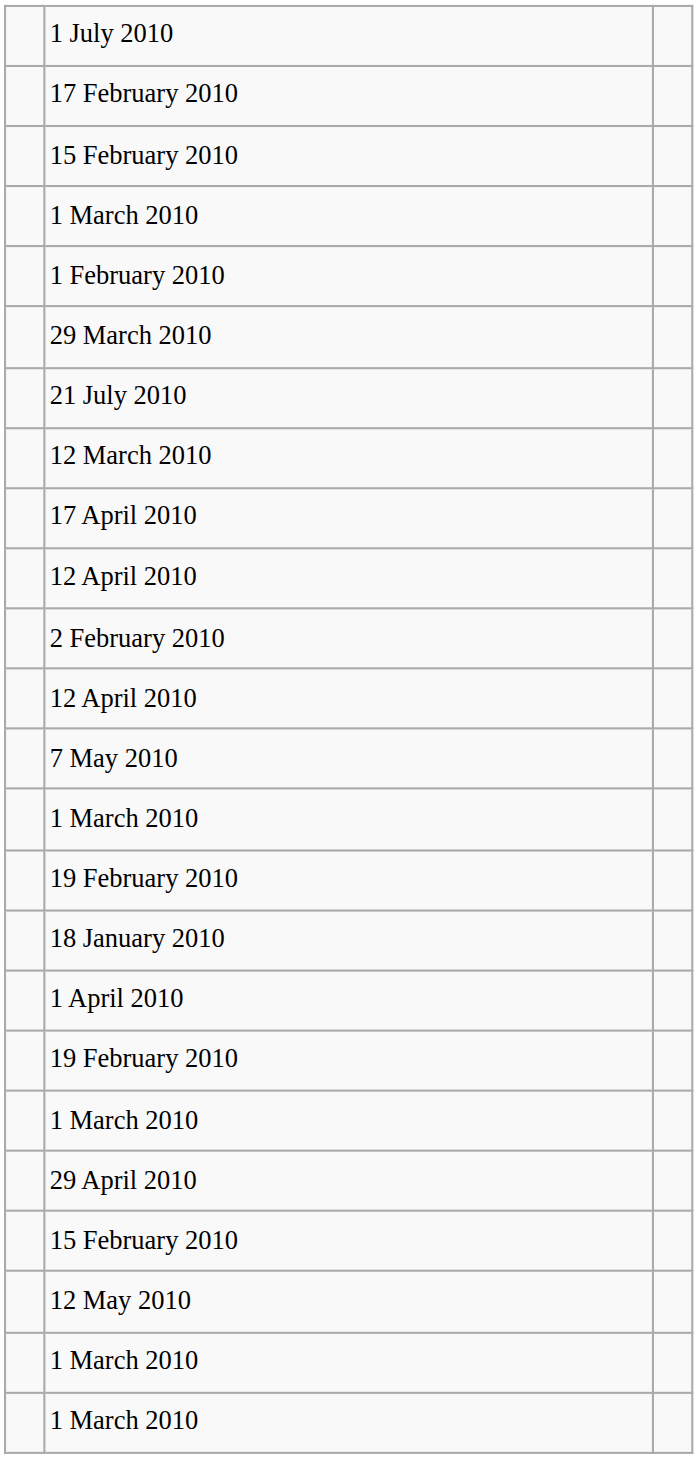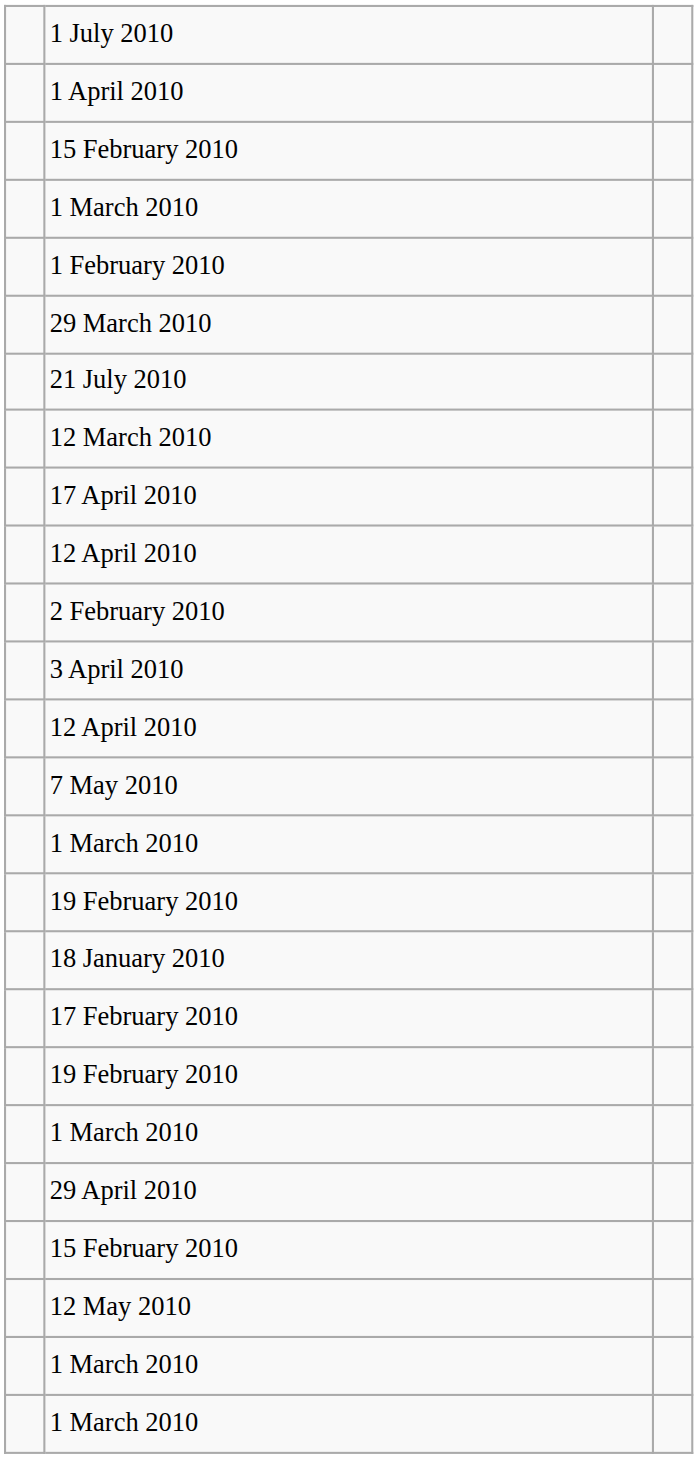rows swapped: (24, 96) <-> (24, 1000)
+ row: (24, 671)
